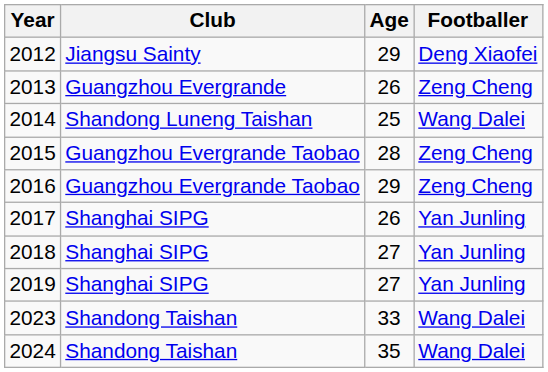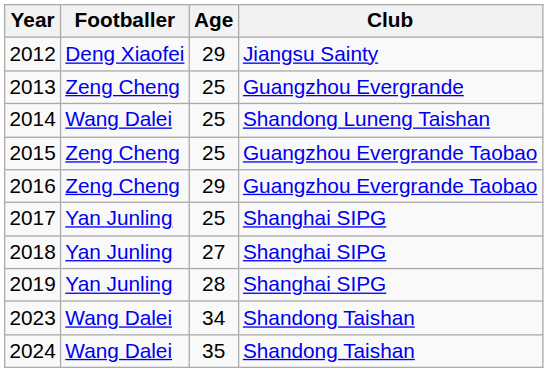columns swapped: (478, 20) <-> (213, 20)
(389, 86) 26 -> (214, 86) 25
(389, 152) 28 -> (214, 152) 25
(389, 218) 26 -> (214, 218) 25
(389, 284) 27 -> (214, 284) 28
(389, 317) 33 -> (214, 317) 34
